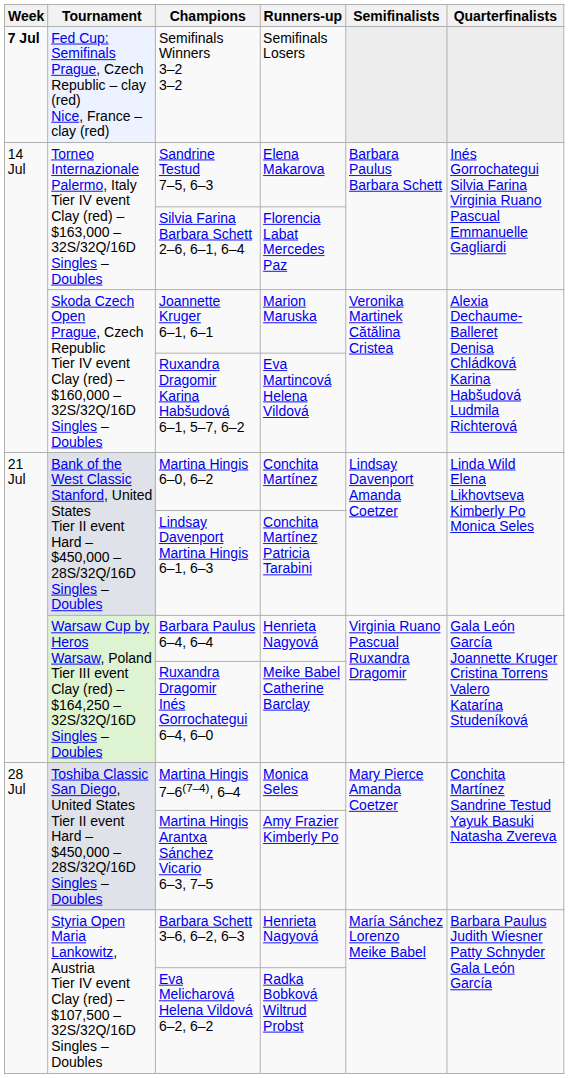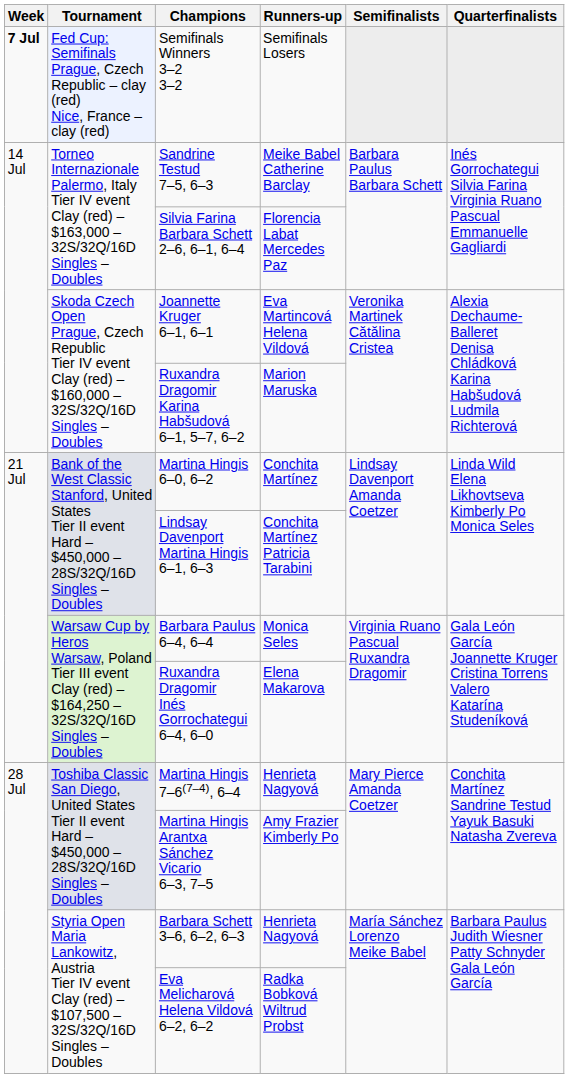(294, 162) Elena Makarova -> (302, 169) Meike Babel Catherine Barclay
(290, 309) Marion Maruska -> (297, 325) Eva Martincová Helena Vildová
(297, 388) Eva Martincová Helena Vildová -> (290, 382) Marion Maruska
(291, 635) Henrieta Nagyová -> (286, 635) Monica Seles
(302, 688) Meike Babel Catherine Barclay -> (294, 680) Elena Makarova
(286, 782) Monica Seles -> (291, 782) Henrieta Nagyová
